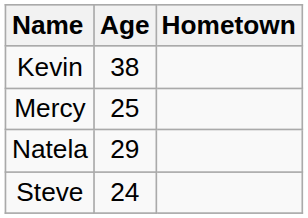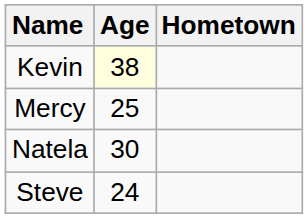(125, 66) no background -> (125, 66) lightyellow background
(125, 150) 29 -> (125, 150) 30
